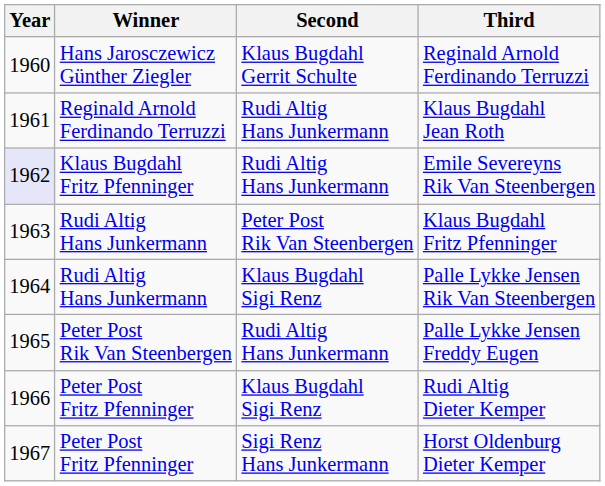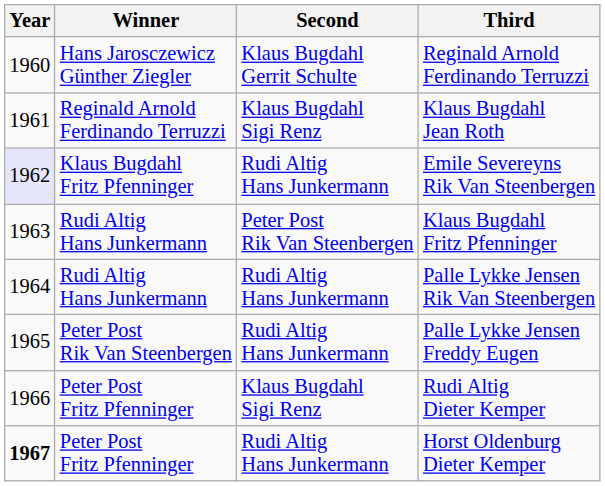(315, 120) Rudi Altig Hans Junkermann -> (303, 120) Klaus Bugdahl Sigi Renz
(303, 286) Klaus Bugdahl Sigi Renz -> (315, 286) Rudi Altig Hans Junkermann
(30, 453) normal -> (30, 453) bold
(315, 453) Sigi Renz Hans Junkermann -> (315, 453) Rudi Altig Hans Junkermann
